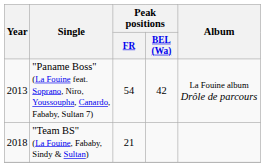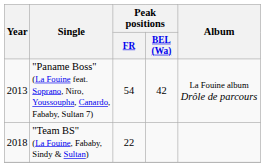(129, 142) 21 -> (129, 142) 22
